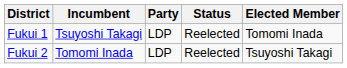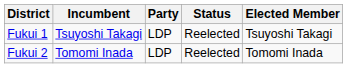(284, 33) Tomomi Inada -> (289, 33) Tsuyoshi Takagi
(289, 53) Tsuyoshi Takagi -> (284, 53) Tomomi Inada
